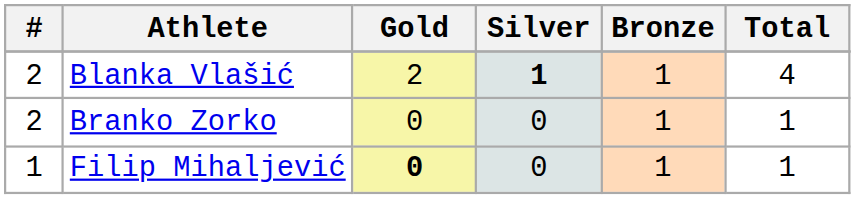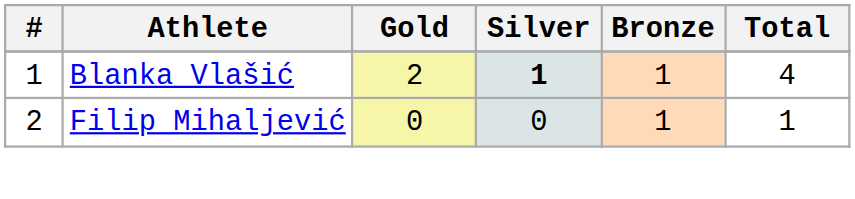(34, 75) 2 -> (34, 75) 1
- row: (173, 122)
(34, 169) 1 -> (34, 122) 2
(415, 169) bold -> (415, 122) normal
